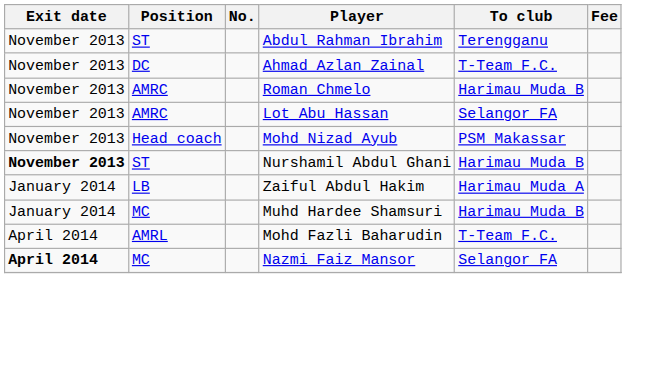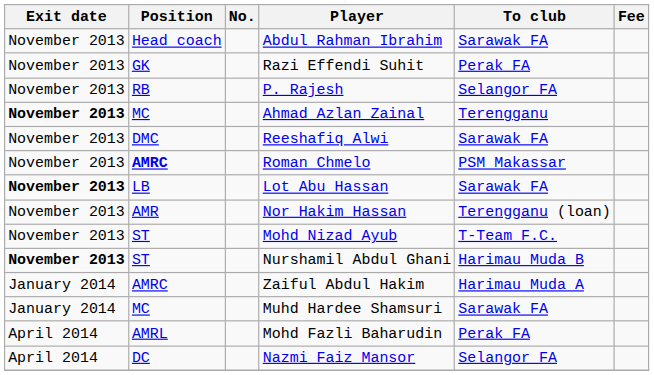(141, 41) ST -> (177, 41) Head coach
(503, 41) Terengganu -> (503, 41) Sarawak FA
+ row: (344, 65)
+ row: (303, 90)
(66, 65) normal -> (66, 114) bold
(141, 65) DC -> (141, 114) MC
(508, 65) T-Team F.C. -> (503, 114) Terengganu
+ row: (326, 139)
(150, 90) normal -> (150, 163) bold
(521, 90) Harimau Muda B -> (512, 163) PSM Makassar
(66, 114) normal -> (66, 187) bold
(150, 114) AMRC -> (141, 187) LB
(508, 114) Selangor FA -> (503, 187) Sarawak FA
+ row: (335, 212)
(177, 139) Head coach -> (141, 236) ST
(512, 139) PSM Makassar -> (508, 236) T-Team F.C.
(141, 187) LB -> (150, 285) AMRC
(521, 212) Harimau Muda B -> (503, 309) Sarawak FA
(508, 236) T-Team F.C. -> (494, 334) Perak FA
(53, 260) bold -> (53, 358) normal
(141, 260) MC -> (141, 358) DC
